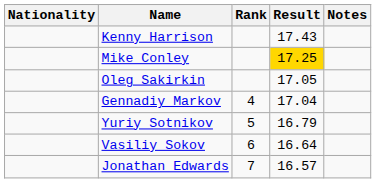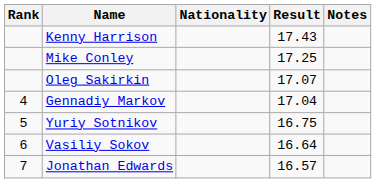columns swapped: (251, 15) <-> (51, 15)
(297, 59) gold background -> (297, 59) no background
(297, 80) 17.05 -> (297, 80) 17.07
(297, 123) 16.79 -> (297, 123) 16.75
